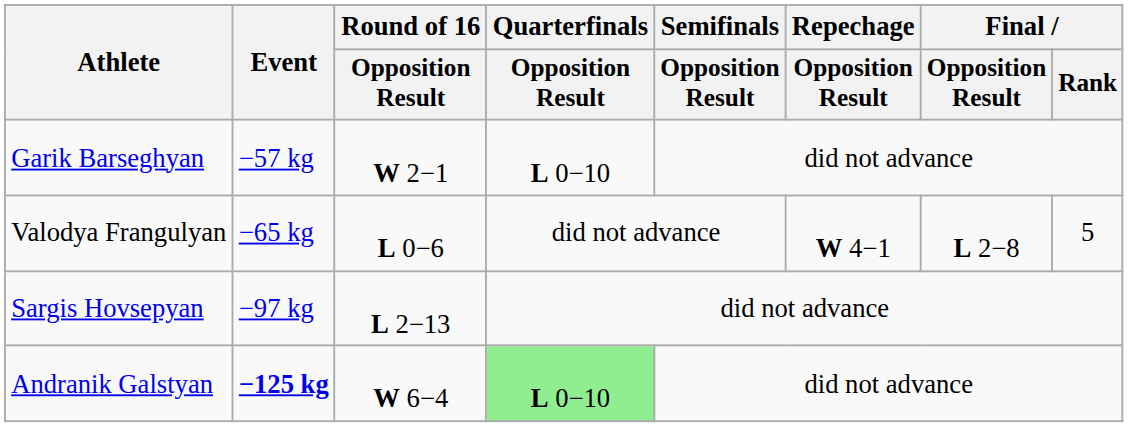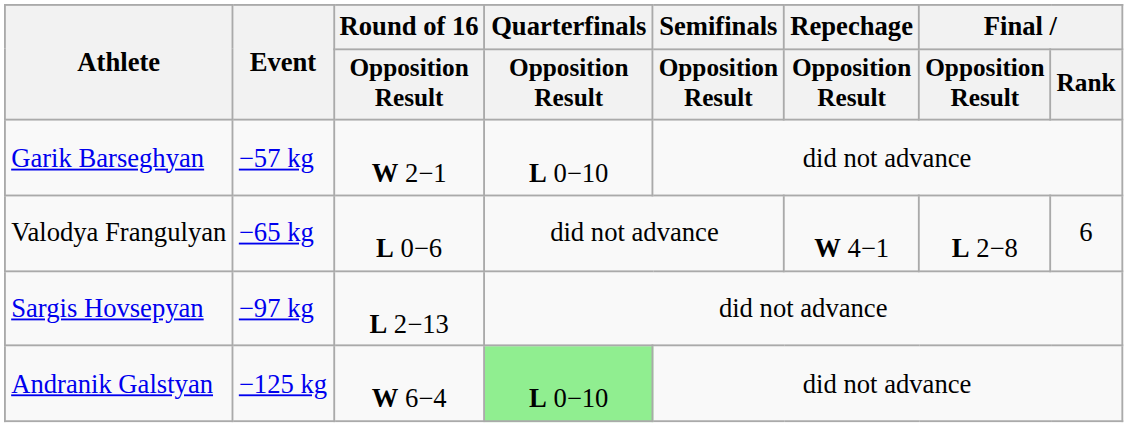(1088, 233) 5 -> (1086, 233) 6
(284, 383) bold -> (283, 383) normal
